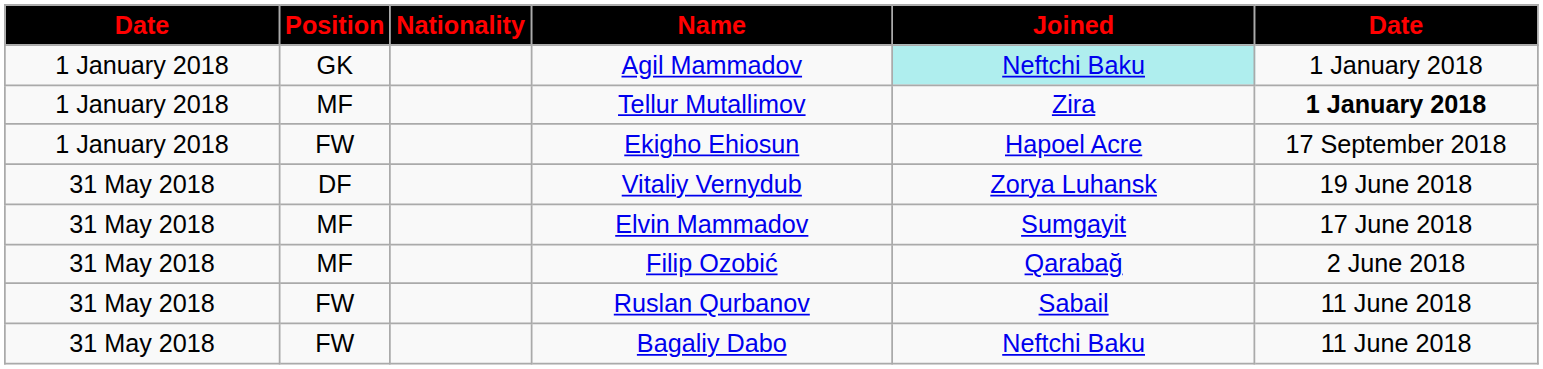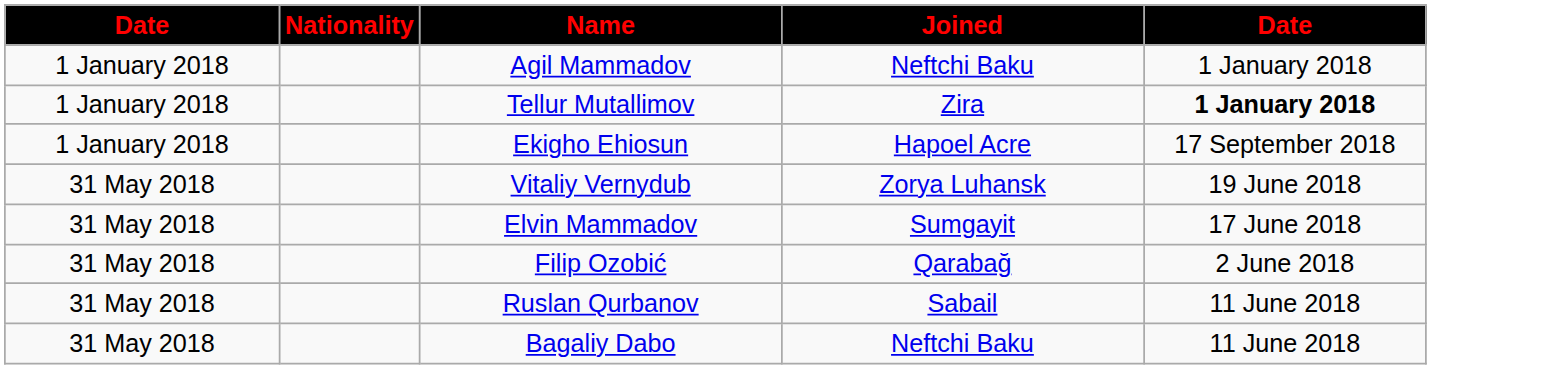- column: (335, 25)
(1074, 65) paleturquoise background -> (962, 65) no background
